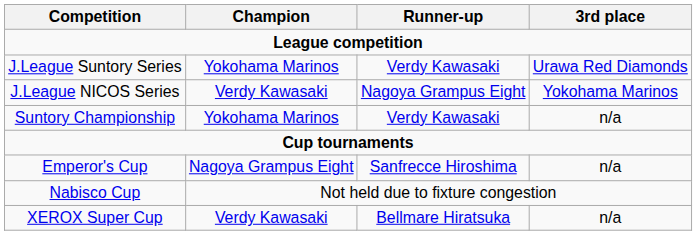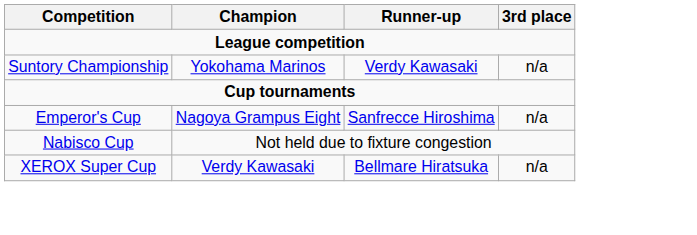- row: (95, 67)
- row: (95, 92)
